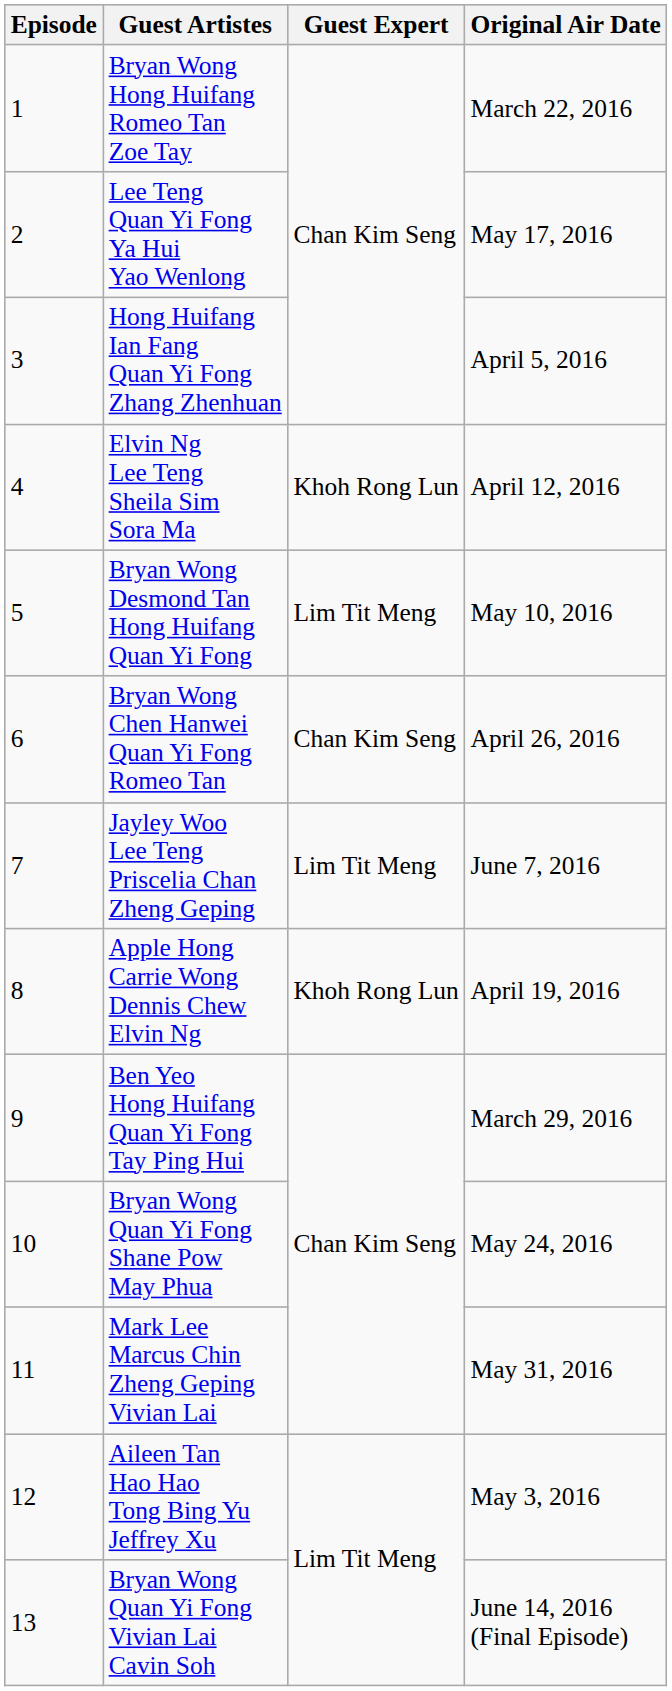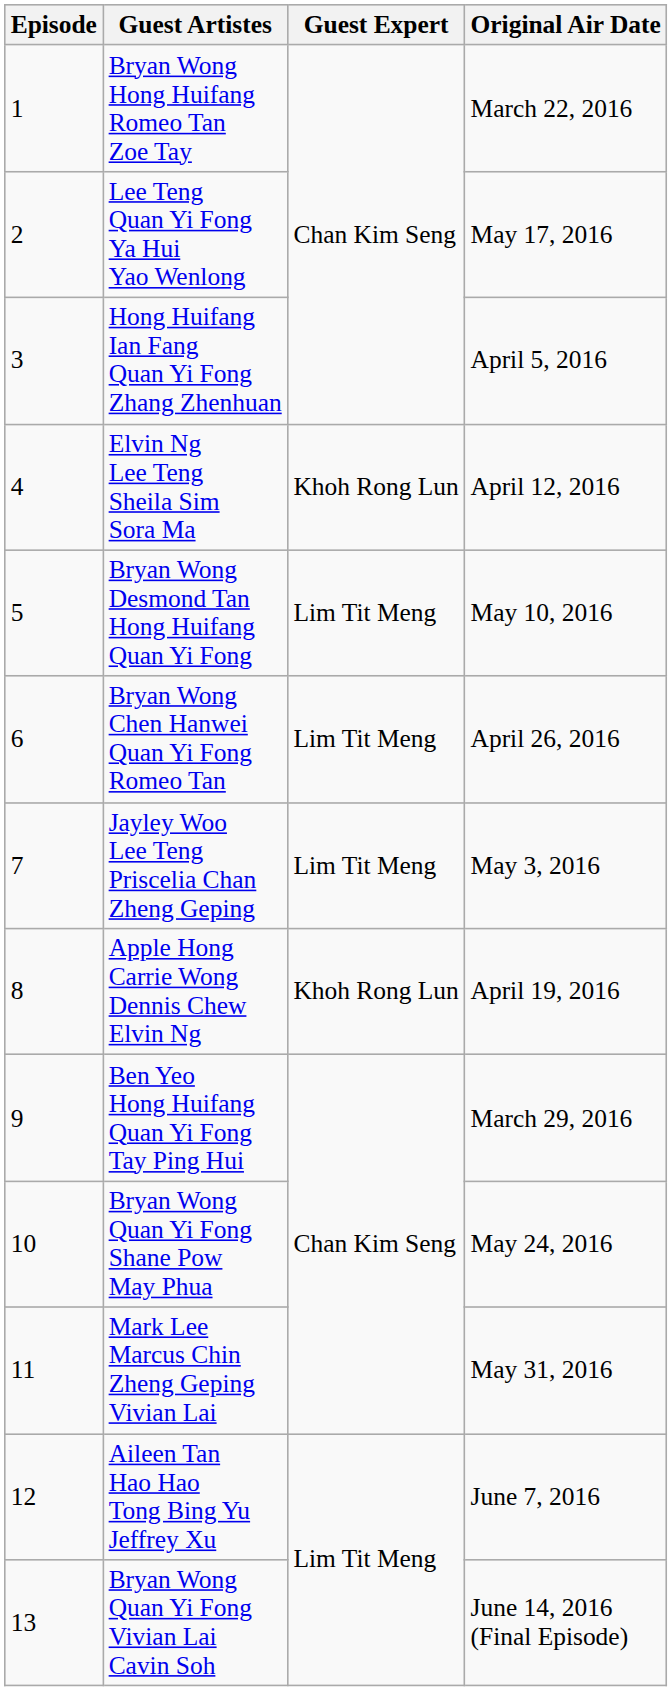(375, 738) Chan Kim Seng -> (365, 738) Lim Tit Meng
(535, 865) June 7, 2016 -> (535, 865) May 3, 2016
(535, 1496) May 3, 2016 -> (535, 1496) June 7, 2016
